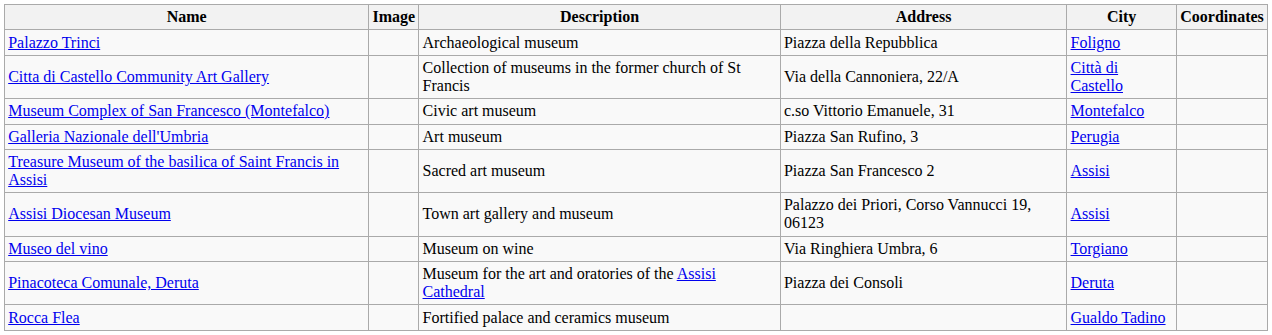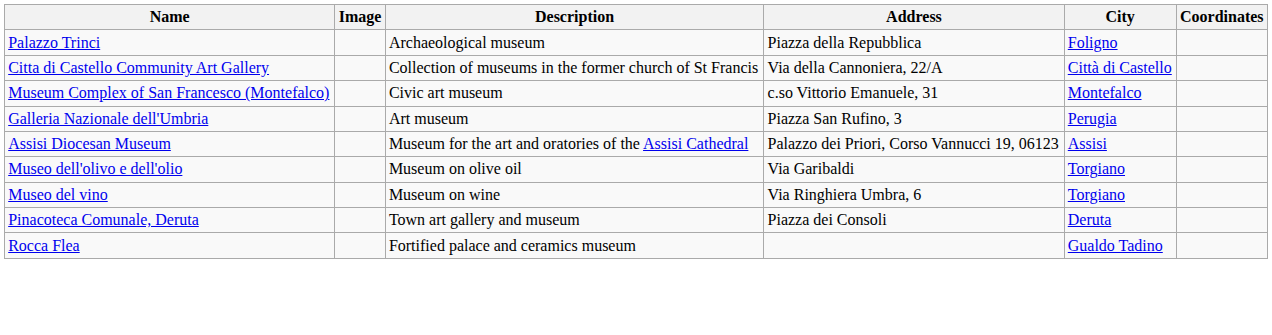- row: (174, 171)
(518, 214) Town art gallery and museum -> (569, 144) Museum for the art and oratories of the Assisi Cathedral
+ row: (95, 169)
(569, 283) Museum for the art and oratories of the Assisi Cathedral -> (484, 220) Town art gallery and museum
